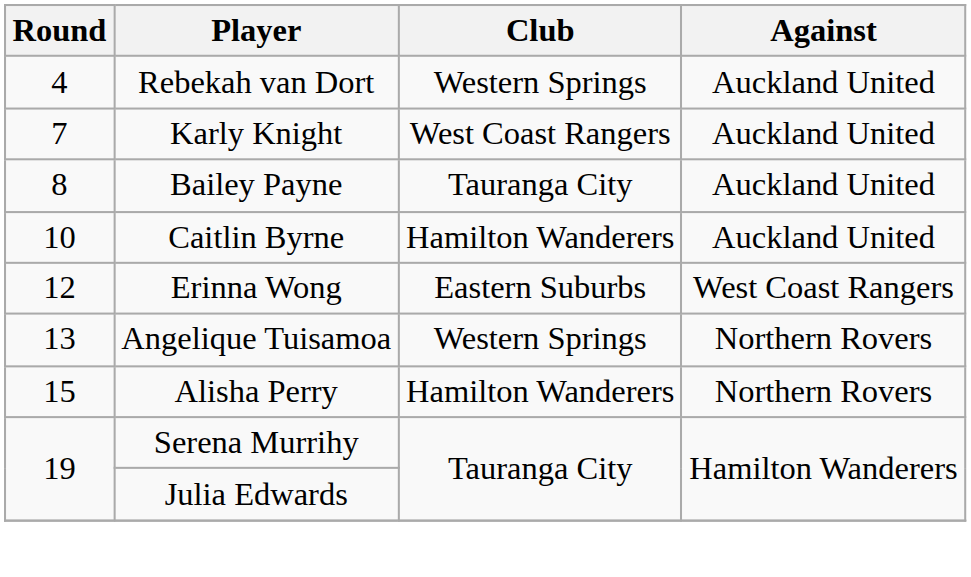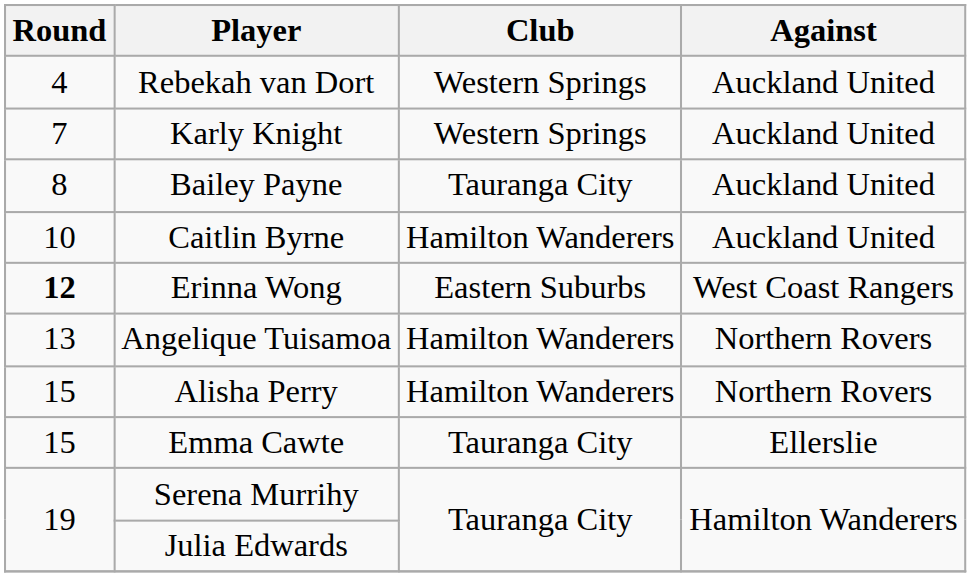(540, 133) West Coast Rangers -> (540, 133) Western Springs
(59, 287) normal -> (59, 287) bold
(540, 339) Western Springs -> (540, 339) Hamilton Wanderers
+ row: (256, 442)
